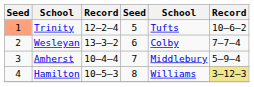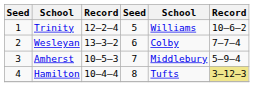(18, 28) lightsalmon background -> (18, 28) no background
(165, 28) Tufts -> (173, 28) Williams
(101, 58) 10–4–4 -> (101, 58) 10–5–3
(101, 74) 10–5–3 -> (101, 74) 10–4–4
(173, 74) Williams -> (165, 74) Tufts
